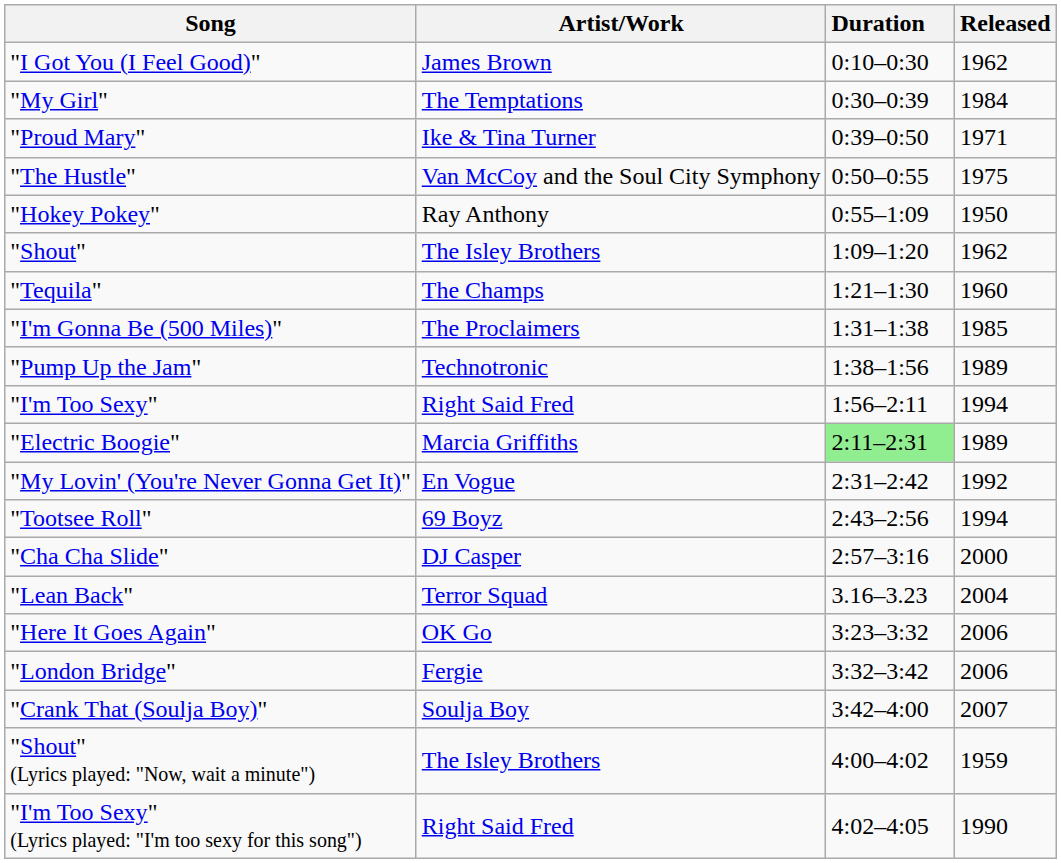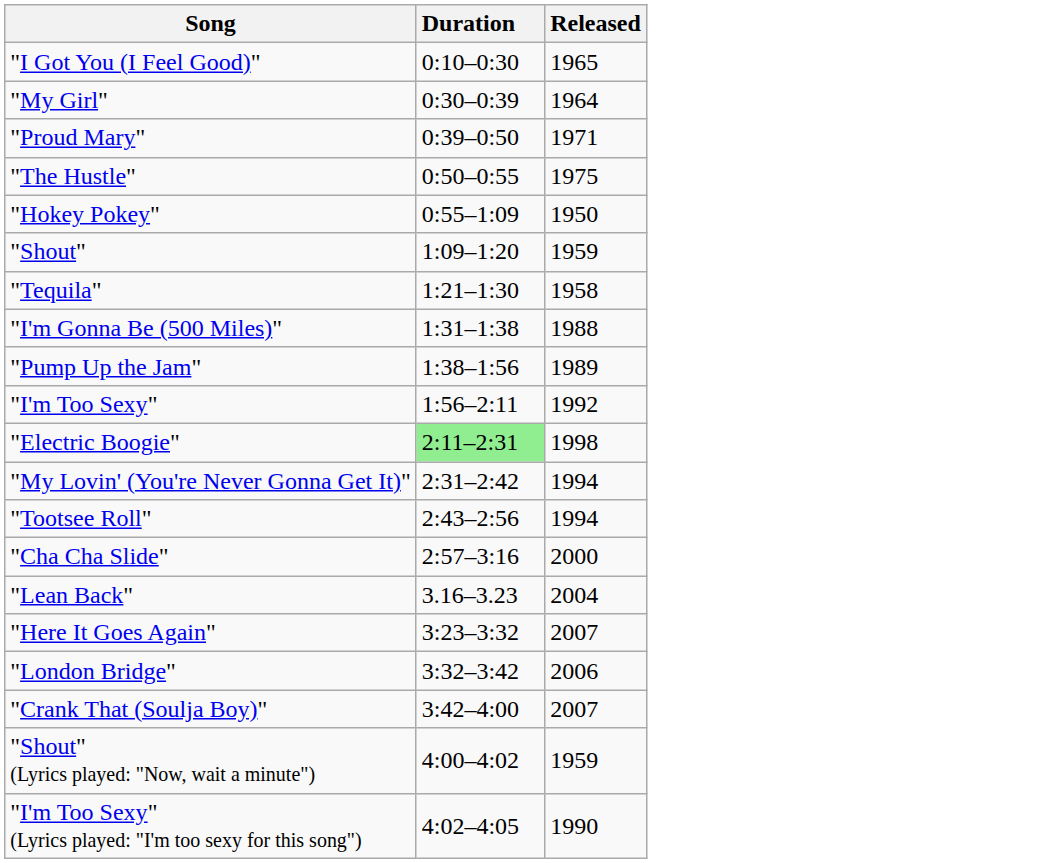- column: (621, 23)
(984, 61) 1962 -> (574, 61) 1965
(984, 99) 1984 -> (574, 99) 1964
(984, 251) 1962 -> (574, 251) 1959
(984, 289) 1960 -> (574, 289) 1958
(984, 328) 1985 -> (574, 328) 1988
(984, 404) 1994 -> (574, 404) 1992
(984, 442) 1989 -> (574, 442) 1998
(984, 480) 1992 -> (574, 480) 1994
(984, 632) 2006 -> (574, 632) 2007
